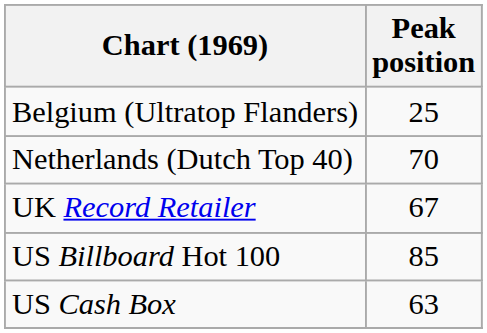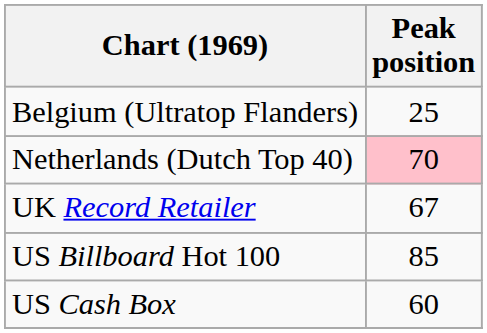(424, 159) no background -> (424, 159) pink background
(424, 303) 63 -> (424, 303) 60
